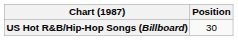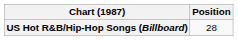(211, 27) 30 -> (211, 27) 28
